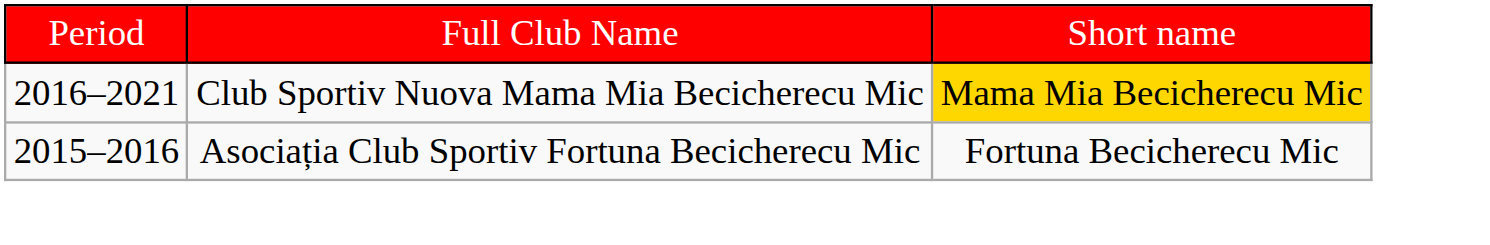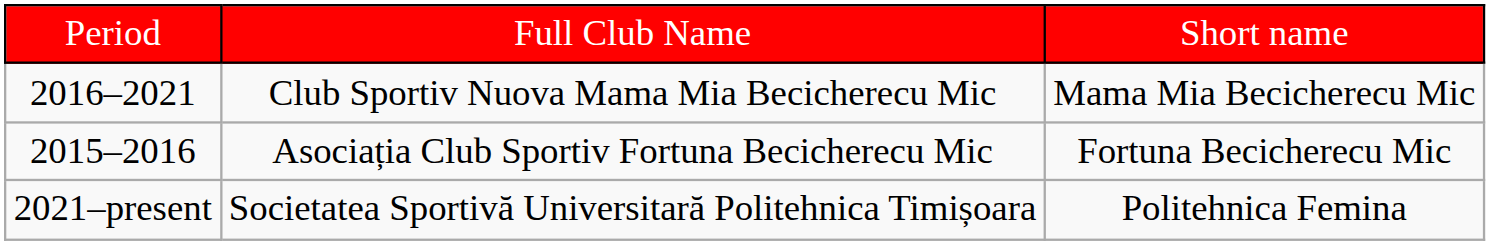(1152, 92) gold background -> (1264, 92) no background
+ row: (633, 208)
